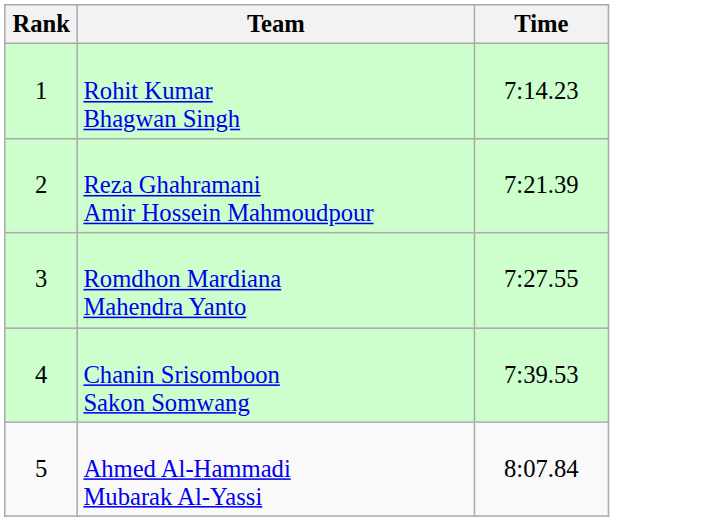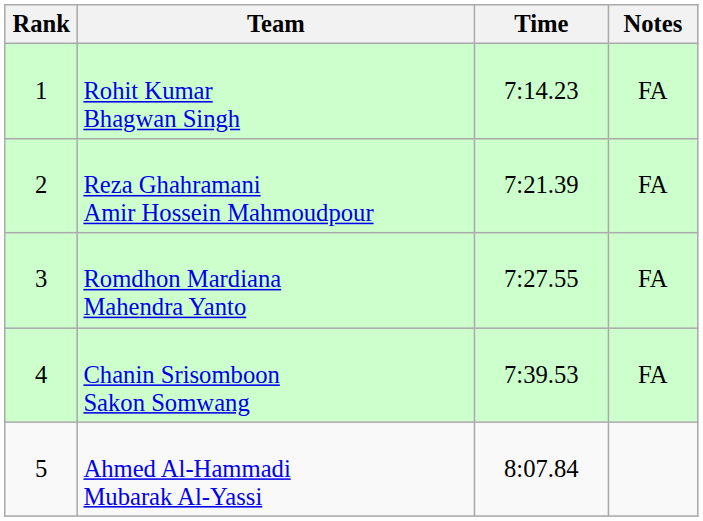+ column: (653, 24)
